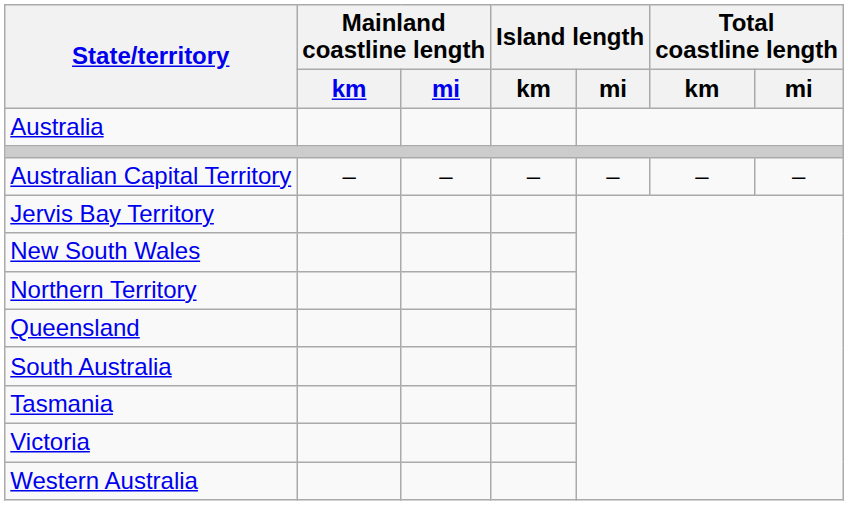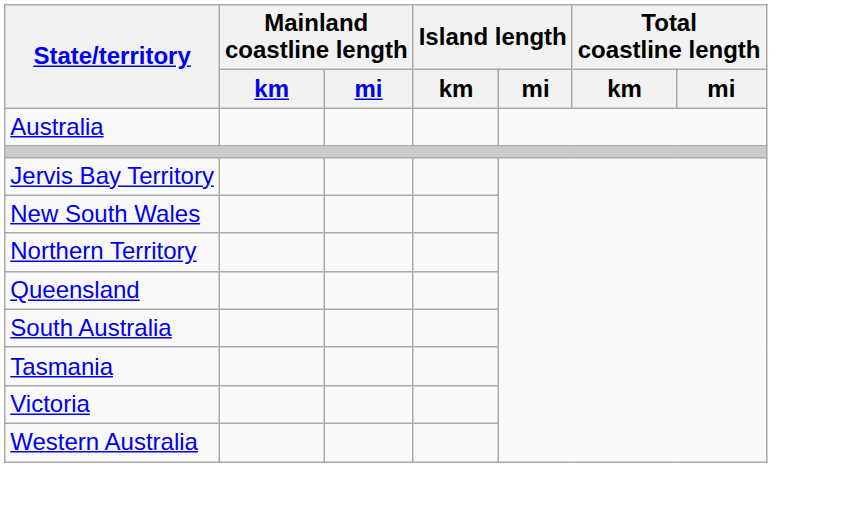- row: (151, 175)
